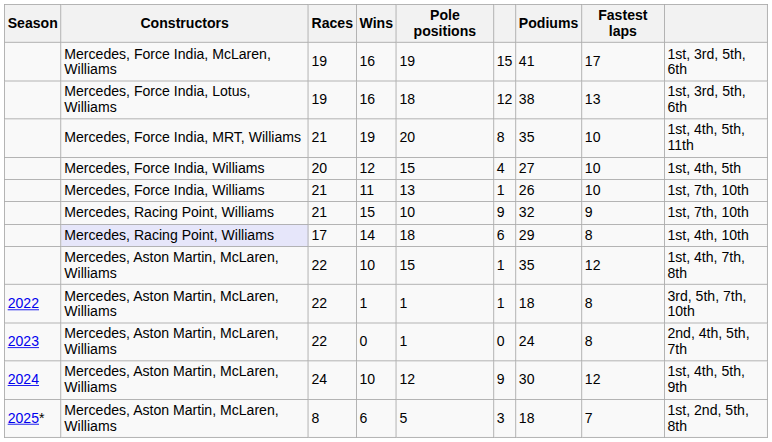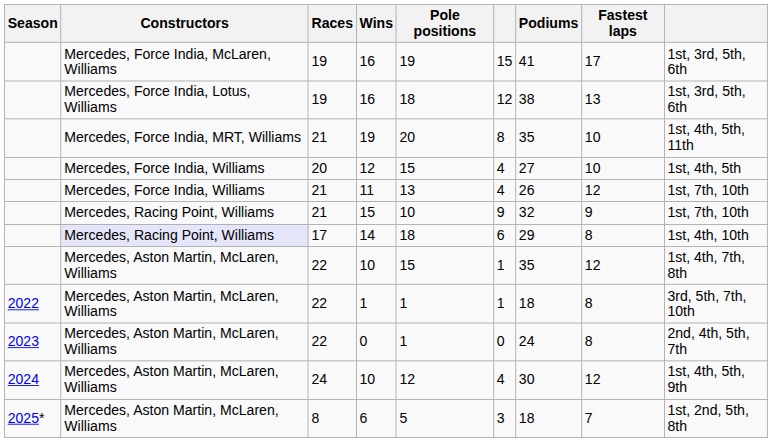(501, 190) 1 -> (501, 190) 4
(593, 190) 10 -> (593, 190) 12
(501, 380) 9 -> (501, 380) 4
